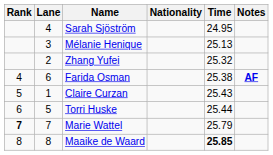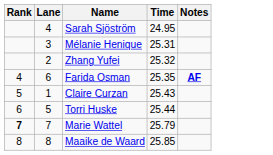- column: (176, 12)
(220, 45) 25.13 -> (162, 45) 25.31
(220, 77) 25.38 -> (162, 77) 25.35
(220, 142) bold -> (162, 142) normal
